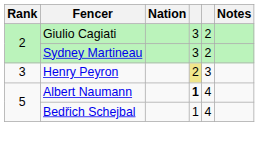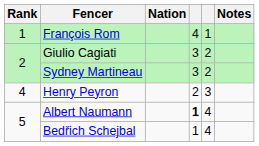+ row: (81, 33)
(22, 72) 3 -> (22, 92) 4
(195, 72) khaki background -> (195, 92) no background
